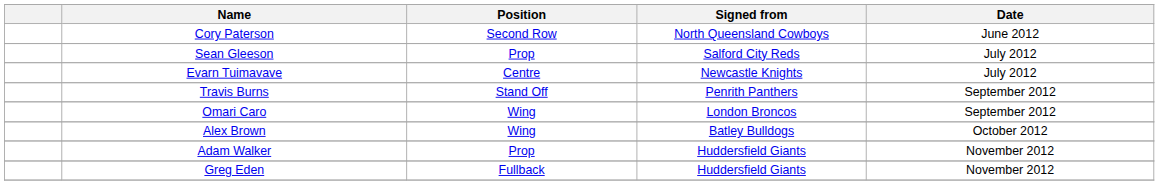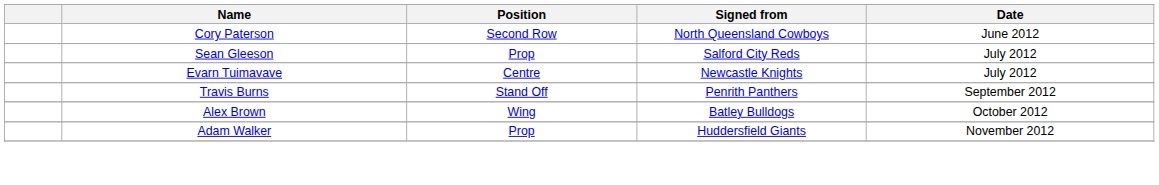- row: (234, 111)
- row: (234, 170)
